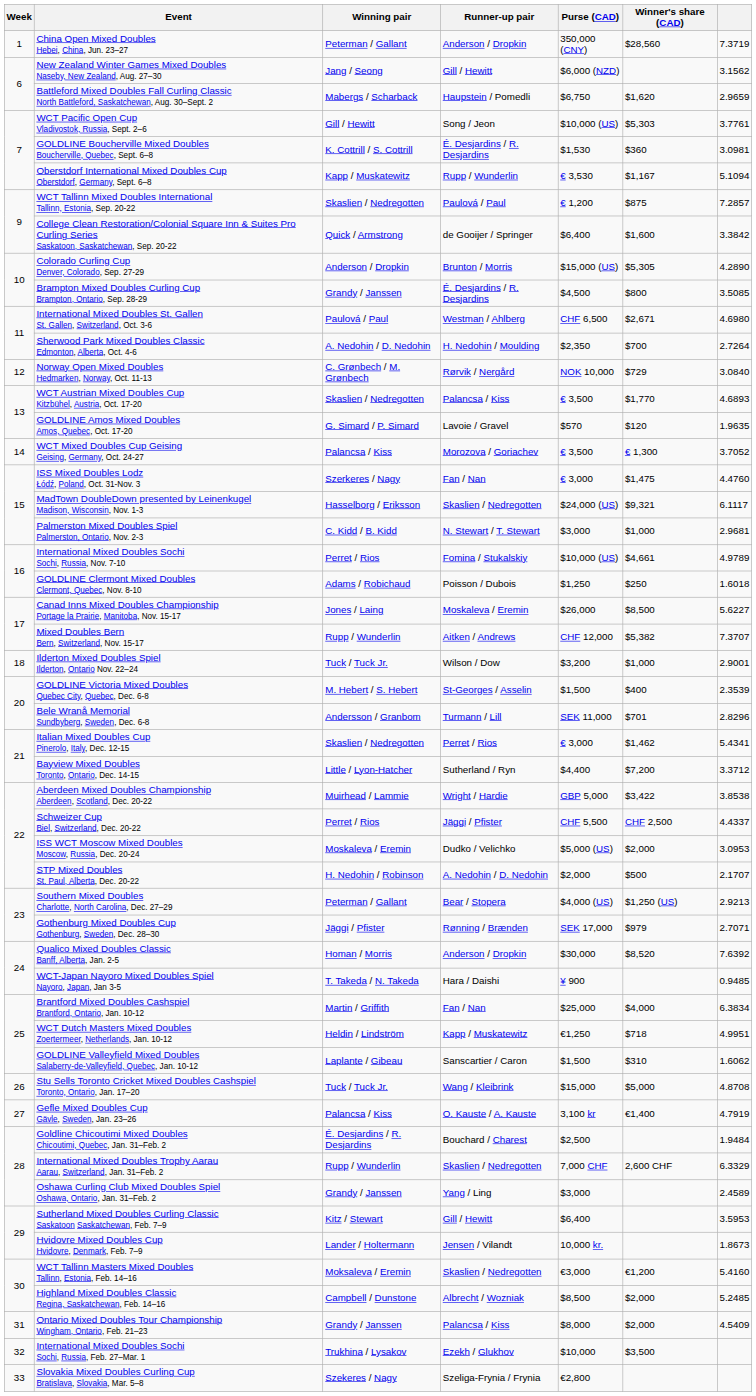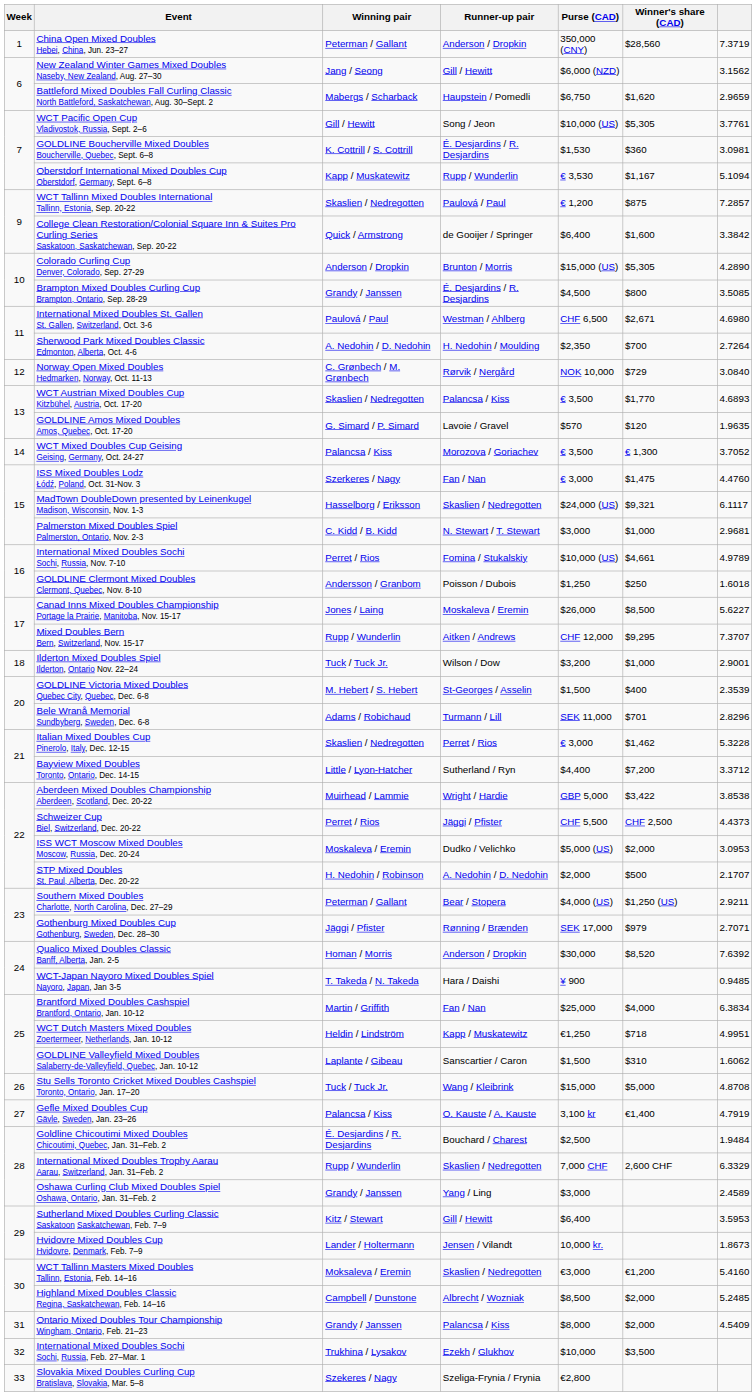(640, 123) $5,303 -> (640, 123) $5,305
(368, 584) Adams / Robichaud -> (373, 584) Andersson / Granbom
(640, 637) $5,382 -> (640, 637) $9,295
(373, 716) Andersson / Granbom -> (368, 716) Adams / Robichaud
(734, 743) 5.4341 -> (734, 743) 5.3228
(734, 822) 4.4337 -> (734, 822) 4.4373
(734, 901) 2.9213 -> (734, 901) 2.9211
